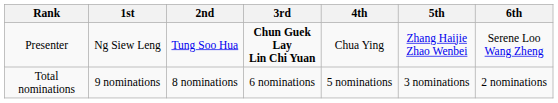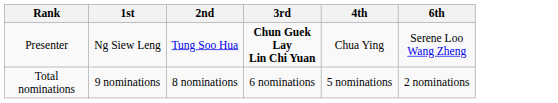- column: (437, 13)
